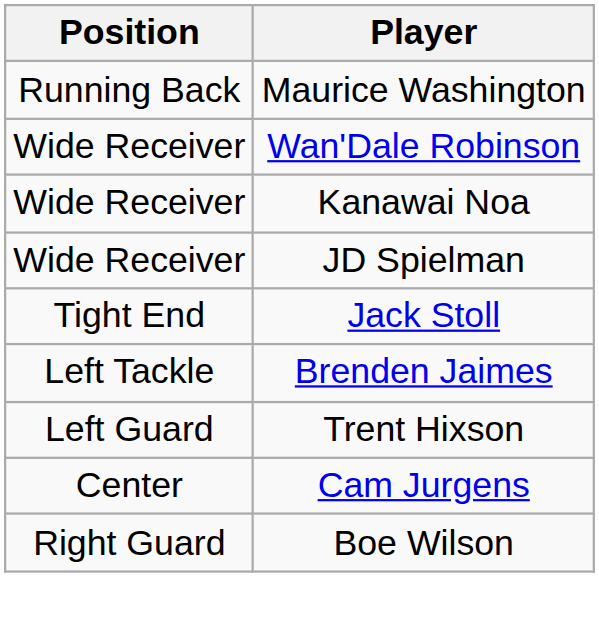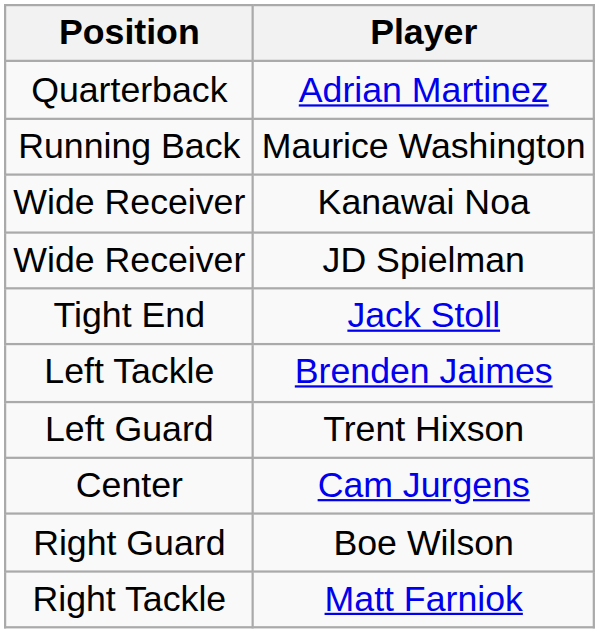+ row: (424, 89)
- row: (424, 145)
+ row: (424, 598)
